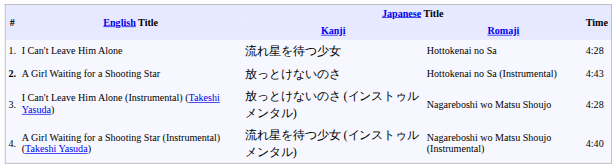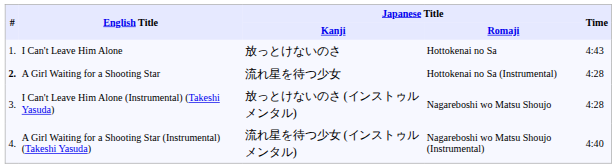(293, 51) 流れ星を待つ少女 -> (293, 51) 放っとけないのさ
(595, 51) 4:28 -> (595, 51) 4:43
(293, 74) 放っとけないのさ -> (293, 74) 流れ星を待つ少女
(595, 73) 4:43 -> (595, 73) 4:28
